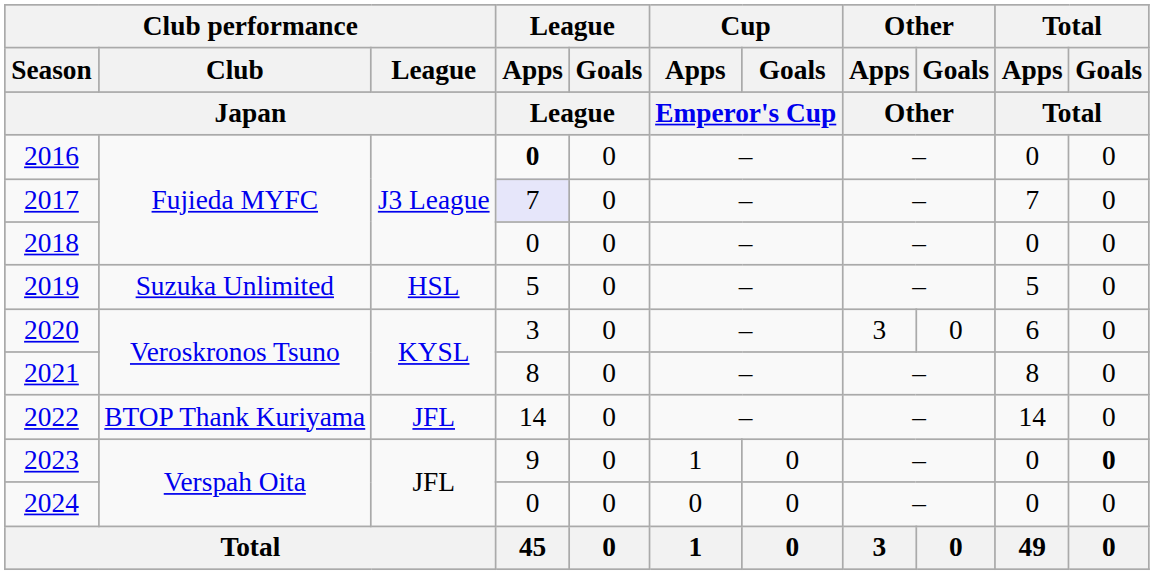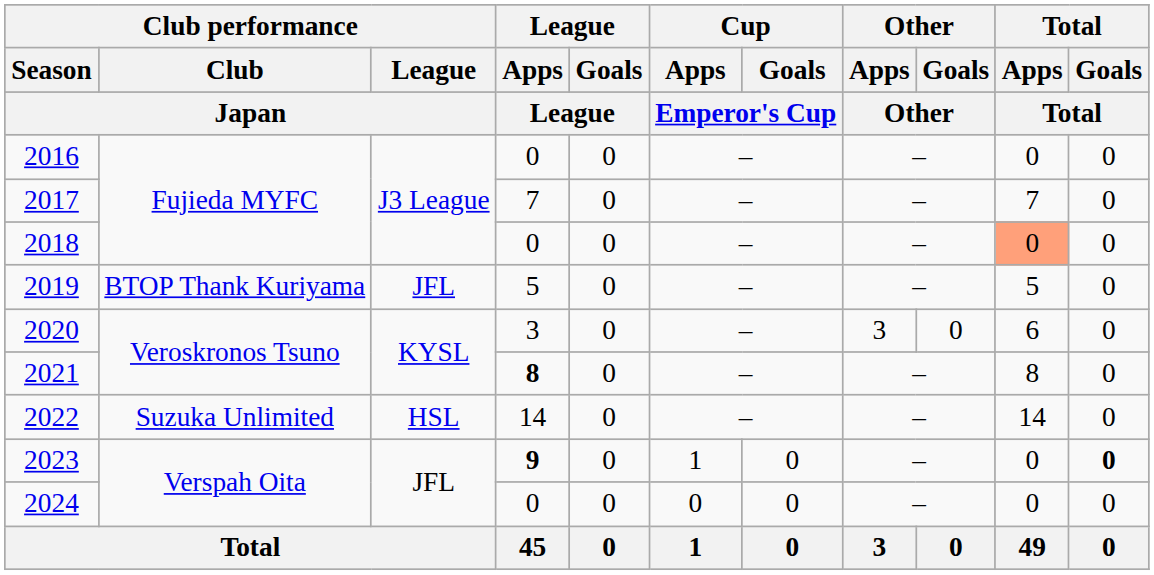(533, 156) bold -> (533, 156) normal
(533, 199) lavender background -> (533, 199) no background
(1032, 243) no background -> (1032, 243) lightsalmon background
(235, 286) Suzuka Unlimited -> (235, 286) BTOP Thank Kuriyama
(434, 286) HSL -> (434, 286) JFL
(533, 373) normal -> (533, 373) bold
(235, 416) BTOP Thank Kuriyama -> (235, 416) Suzuka Unlimited
(434, 416) JFL -> (434, 416) HSL
(533, 460) normal -> (533, 460) bold
